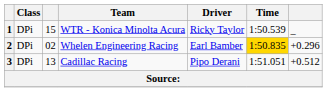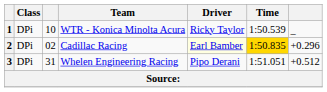(50, 29) 15 -> (50, 29) 10
(119, 45) Whelen Engineering Racing -> (94, 45) Cadillac Racing
(216, 45) no background -> (216, 45) lightyellow background
(50, 62) 13 -> (50, 62) 31
(94, 62) Cadillac Racing -> (119, 62) Whelen Engineering Racing
